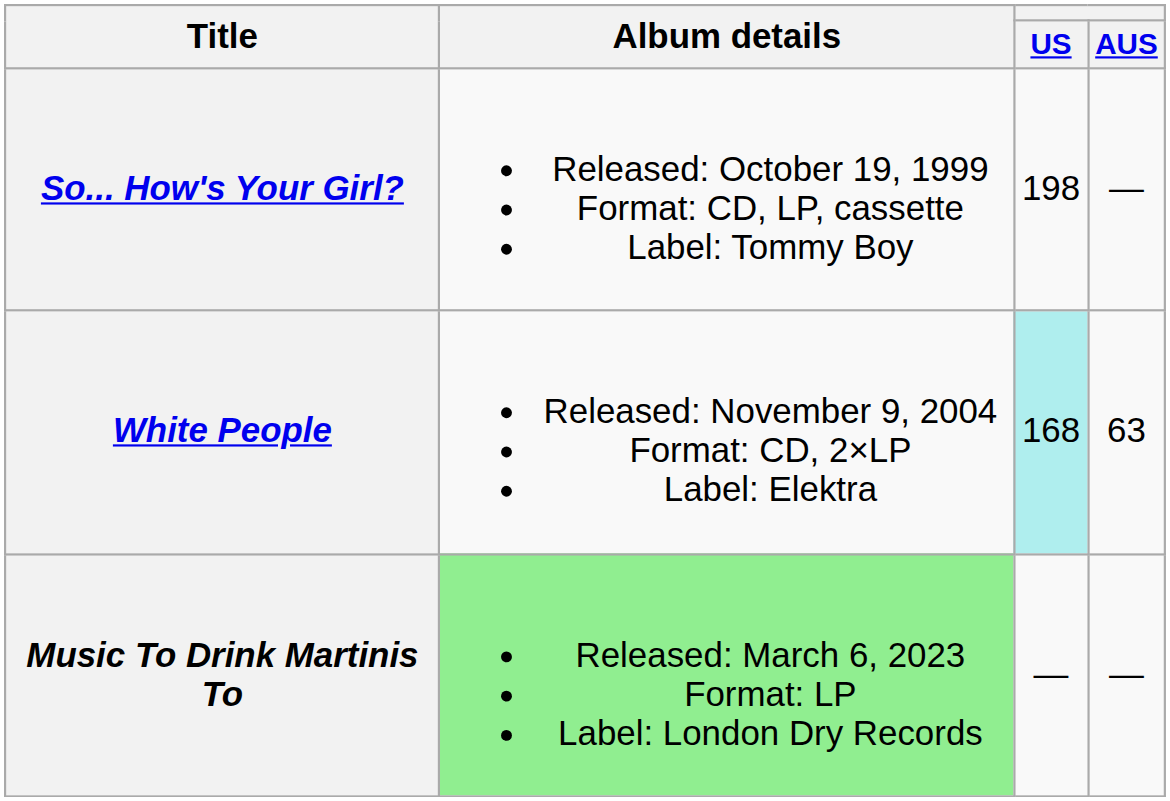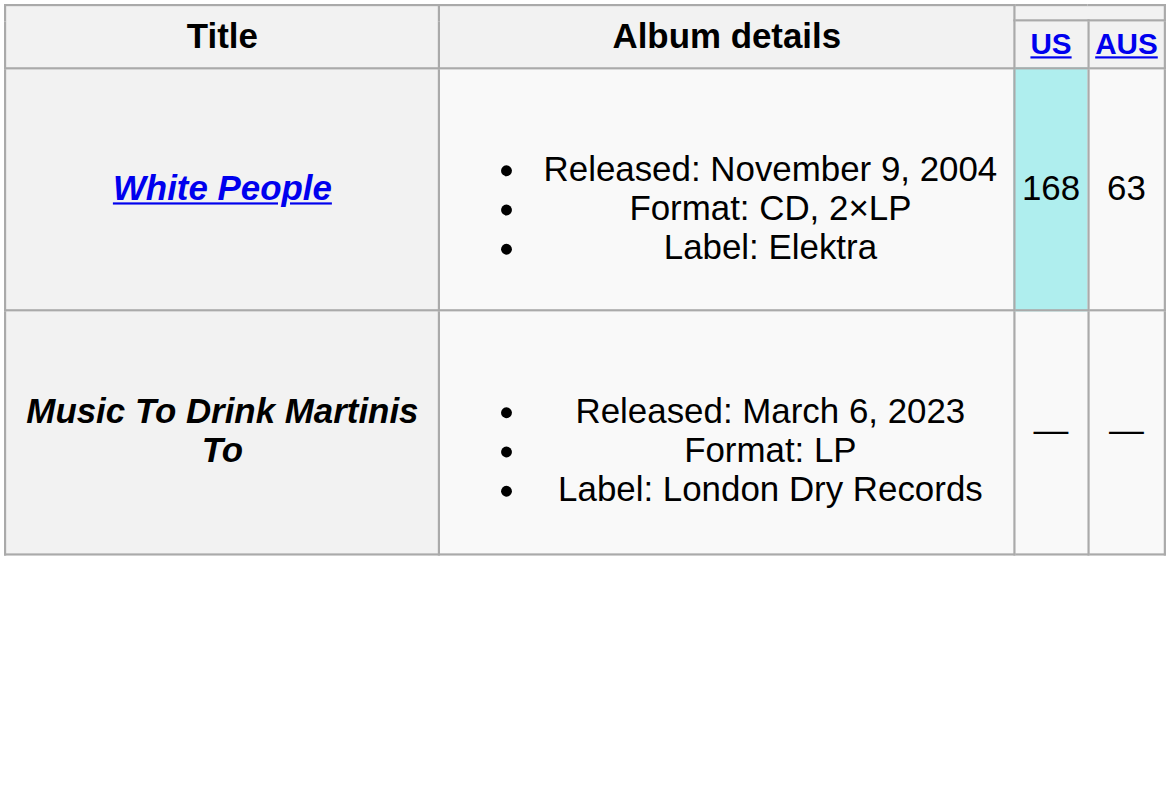- row: (222, 188)
(727, 695) lightgreen background -> (727, 452) no background
